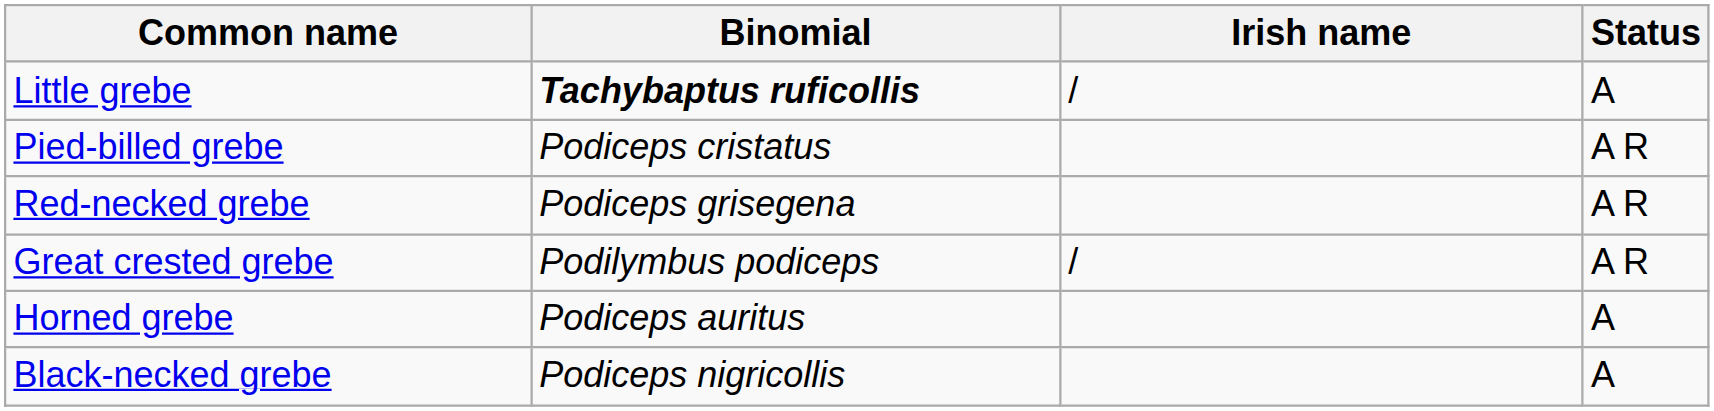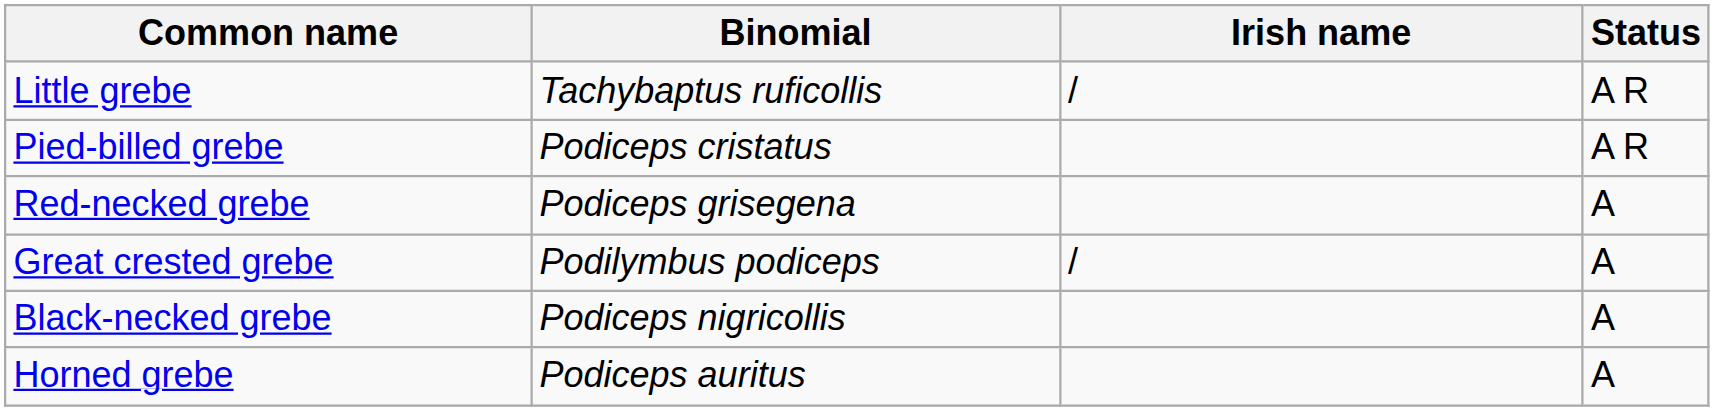(730, 90) bold -> (711, 90) normal
(1603, 90) A -> (1620, 90) A R
(1620, 204) A R -> (1603, 204) A
(1620, 261) A R -> (1603, 261) A
rows swapped: (123, 318) <-> (173, 375)
